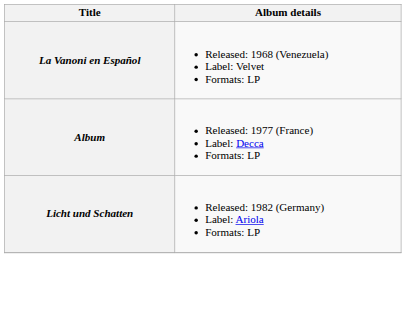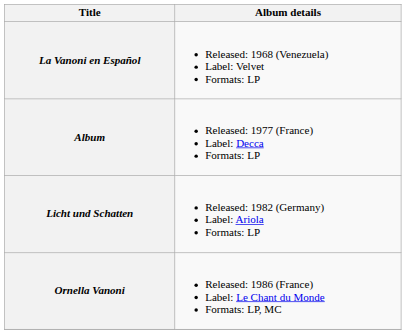+ row: (90, 290)
